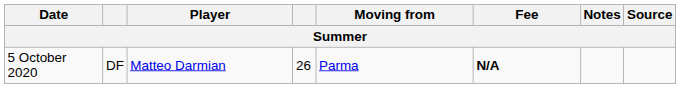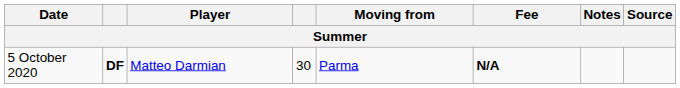(115, 65) normal -> (115, 65) bold
(303, 65) 26 -> (303, 65) 30
